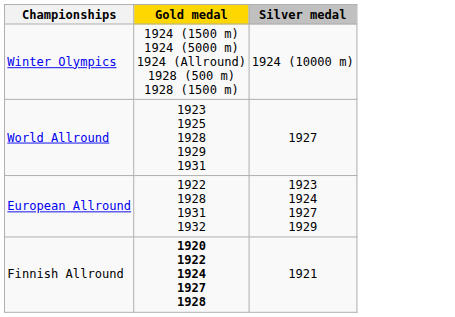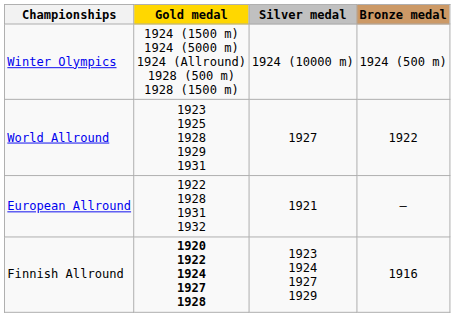+ column: (403, 14)
(303, 206) 1923 1924 1927 1929 -> (303, 206) 1921
(303, 274) 1921 -> (303, 274) 1923 1924 1927 1929
